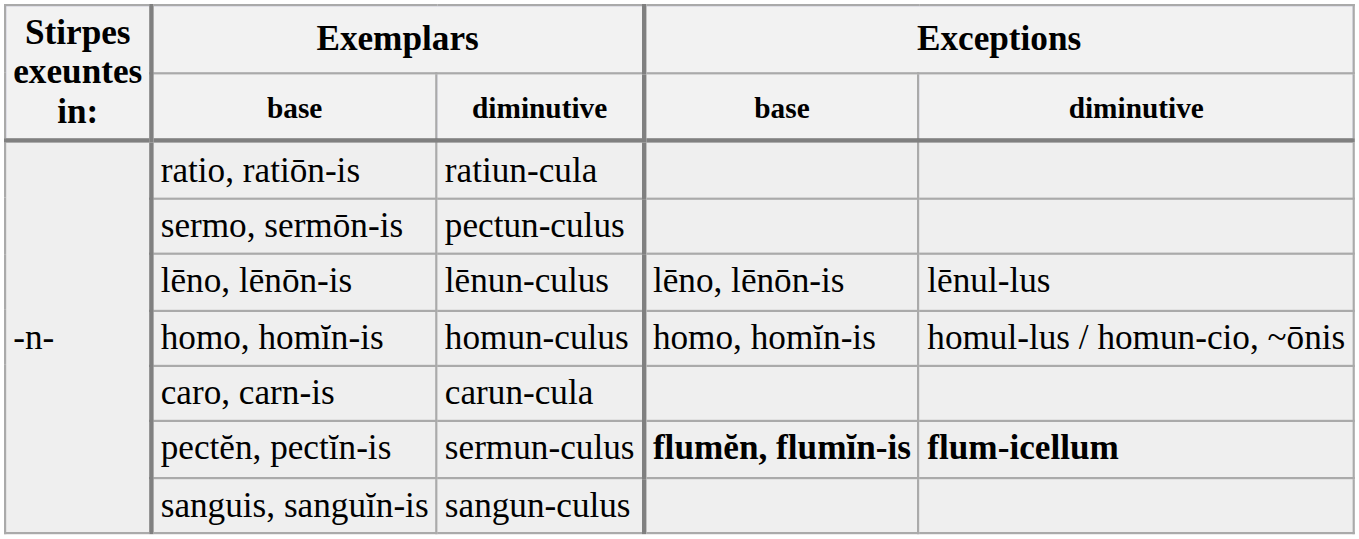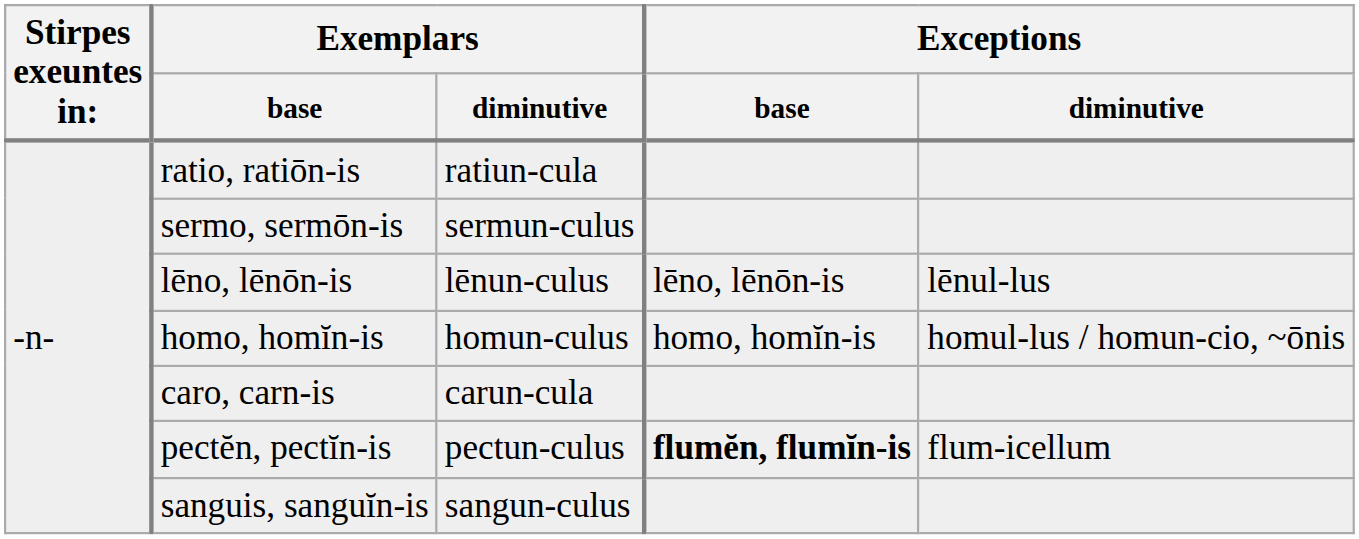(535, 225) pectun-culus -> (540, 225) sermun-culus
(540, 448) sermun-culus -> (535, 448) pectun-culus
(1023, 448) bold -> (1019, 448) normal
